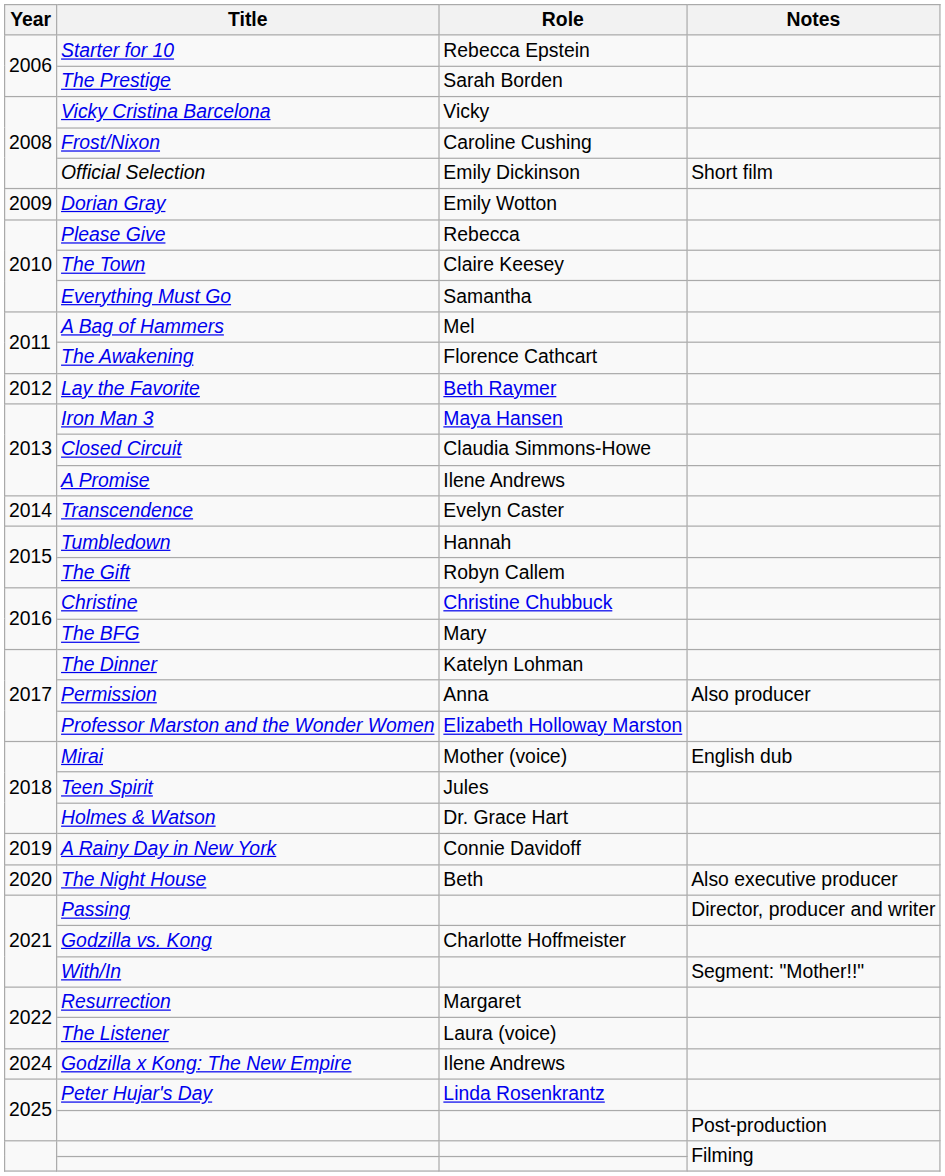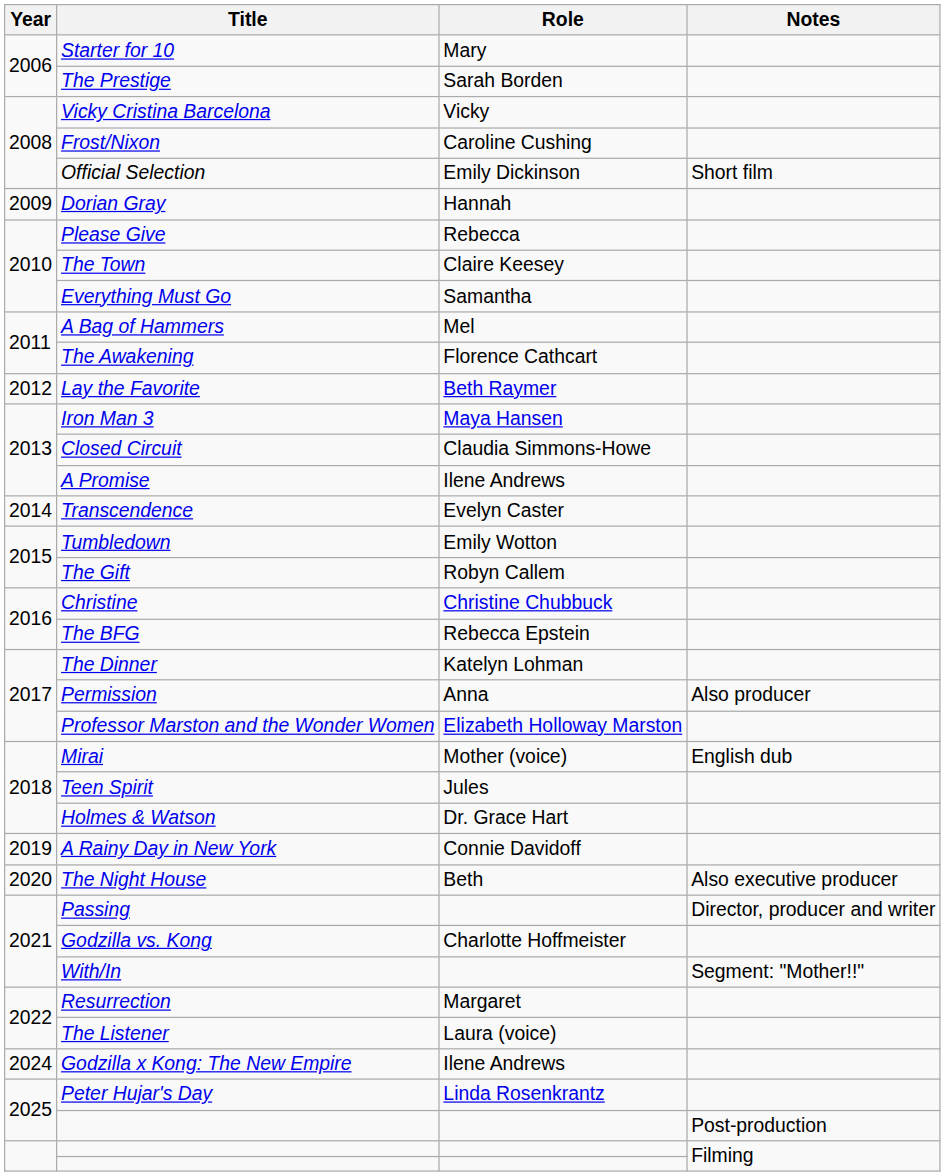(517, 50) Rebecca Epstein -> (465, 50) Mary
(500, 204) Emily Wotton -> (477, 204) Hannah
(477, 541) Hannah -> (500, 541) Emily Wotton
(465, 633) Mary -> (517, 633) Rebecca Epstein
